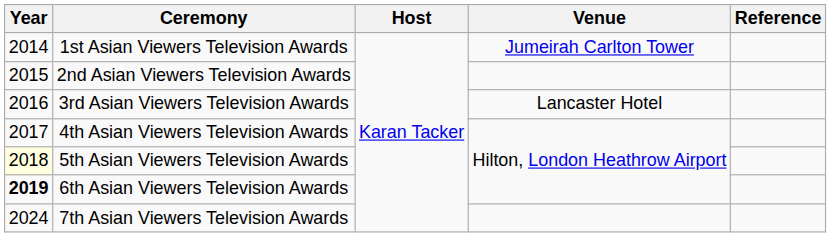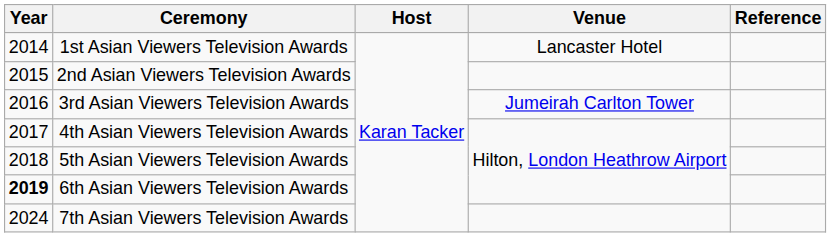(599, 47) Jumeirah Carlton Tower -> (599, 47) Lancaster Hotel
(599, 103) Lancaster Hotel -> (599, 103) Jumeirah Carlton Tower
(29, 160) lightyellow background -> (29, 160) no background
